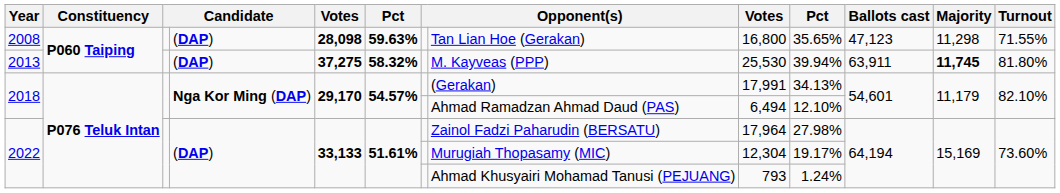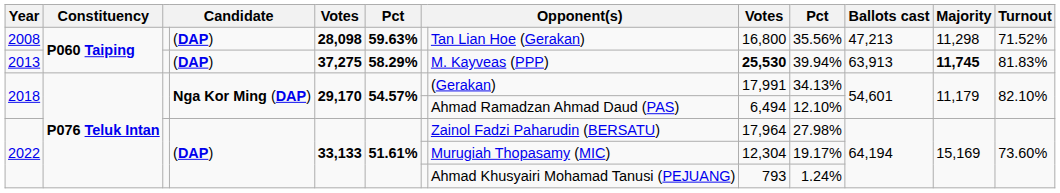(817, 39) 35.65% -> (817, 39) 35.56%
(871, 39) 47,123 -> (871, 39) 47,213
(1023, 39) 71.55% -> (1023, 39) 71.52%
(393, 62) 58.32% -> (393, 62) 58.29%
(764, 62) normal -> (764, 62) bold
(870, 62) 63,911 -> (871, 62) 63,913
(1023, 62) 81.80% -> (1023, 62) 81.83%
